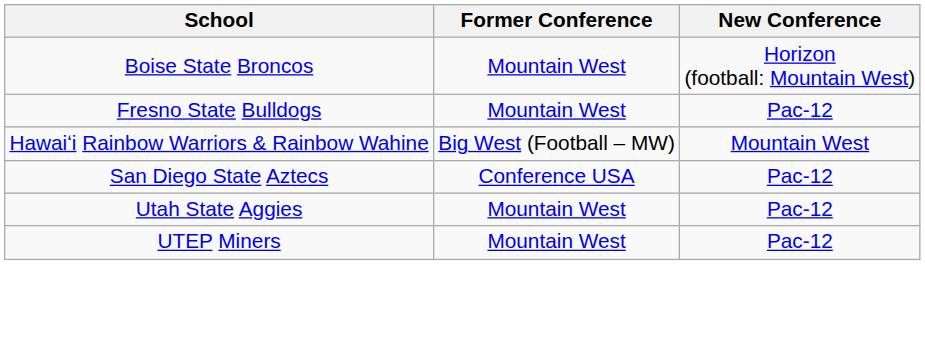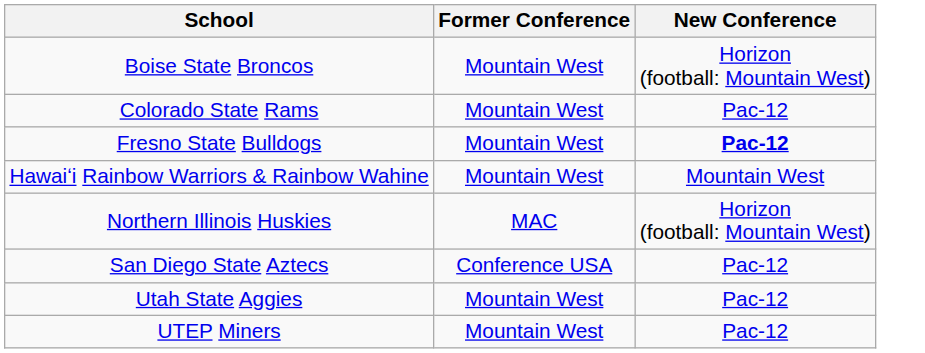+ row: (219, 110)
(800, 110) normal -> (755, 143) bold
(557, 143) Big West (Football – MW) -> (534, 176) Mountain West
+ row: (219, 221)
